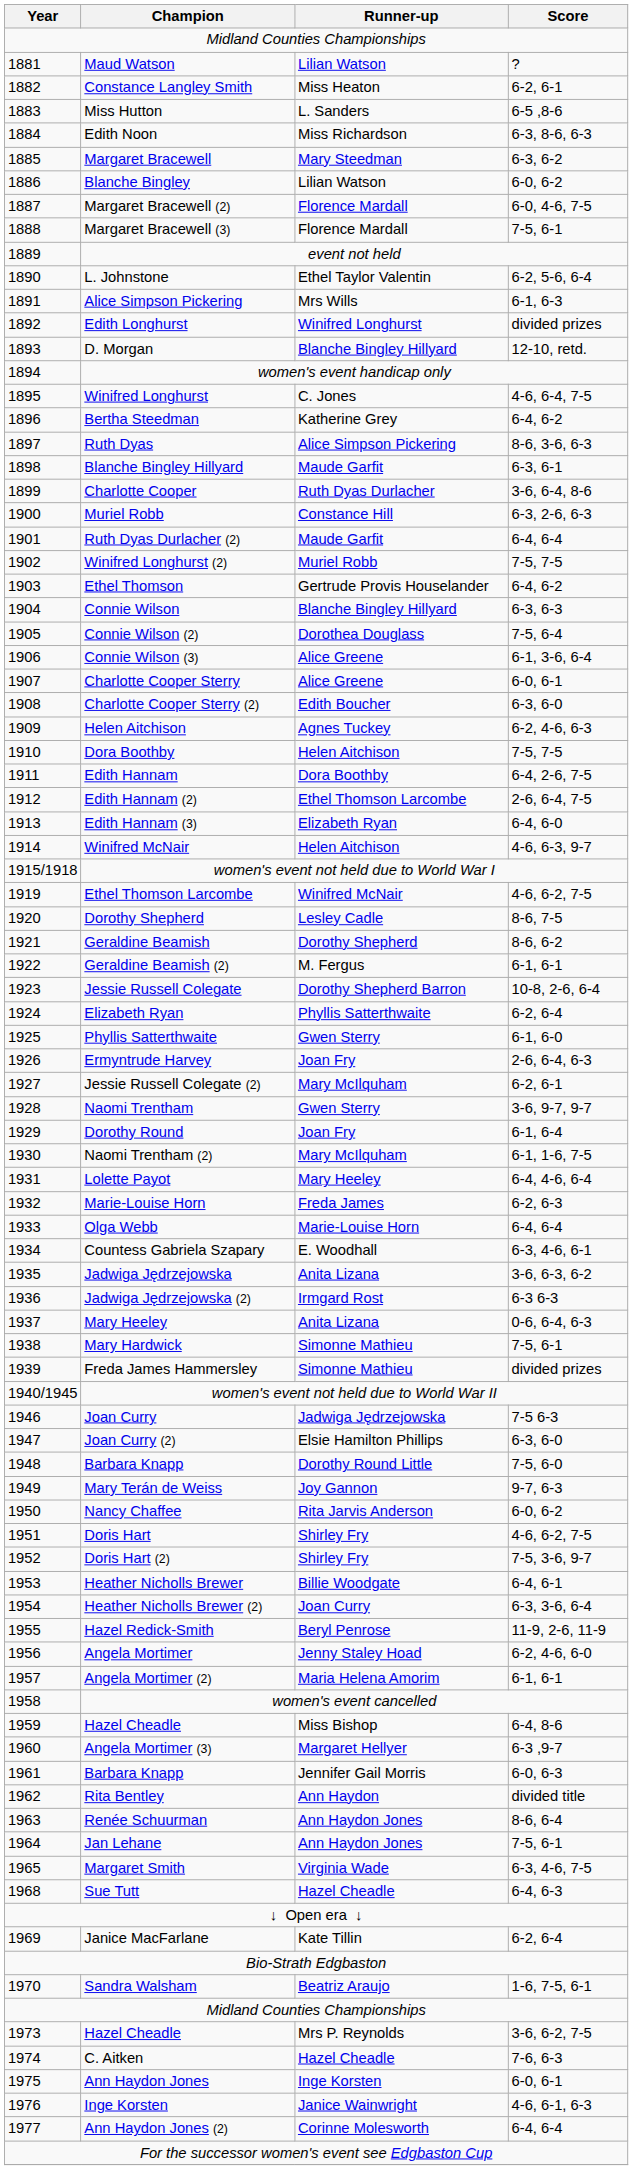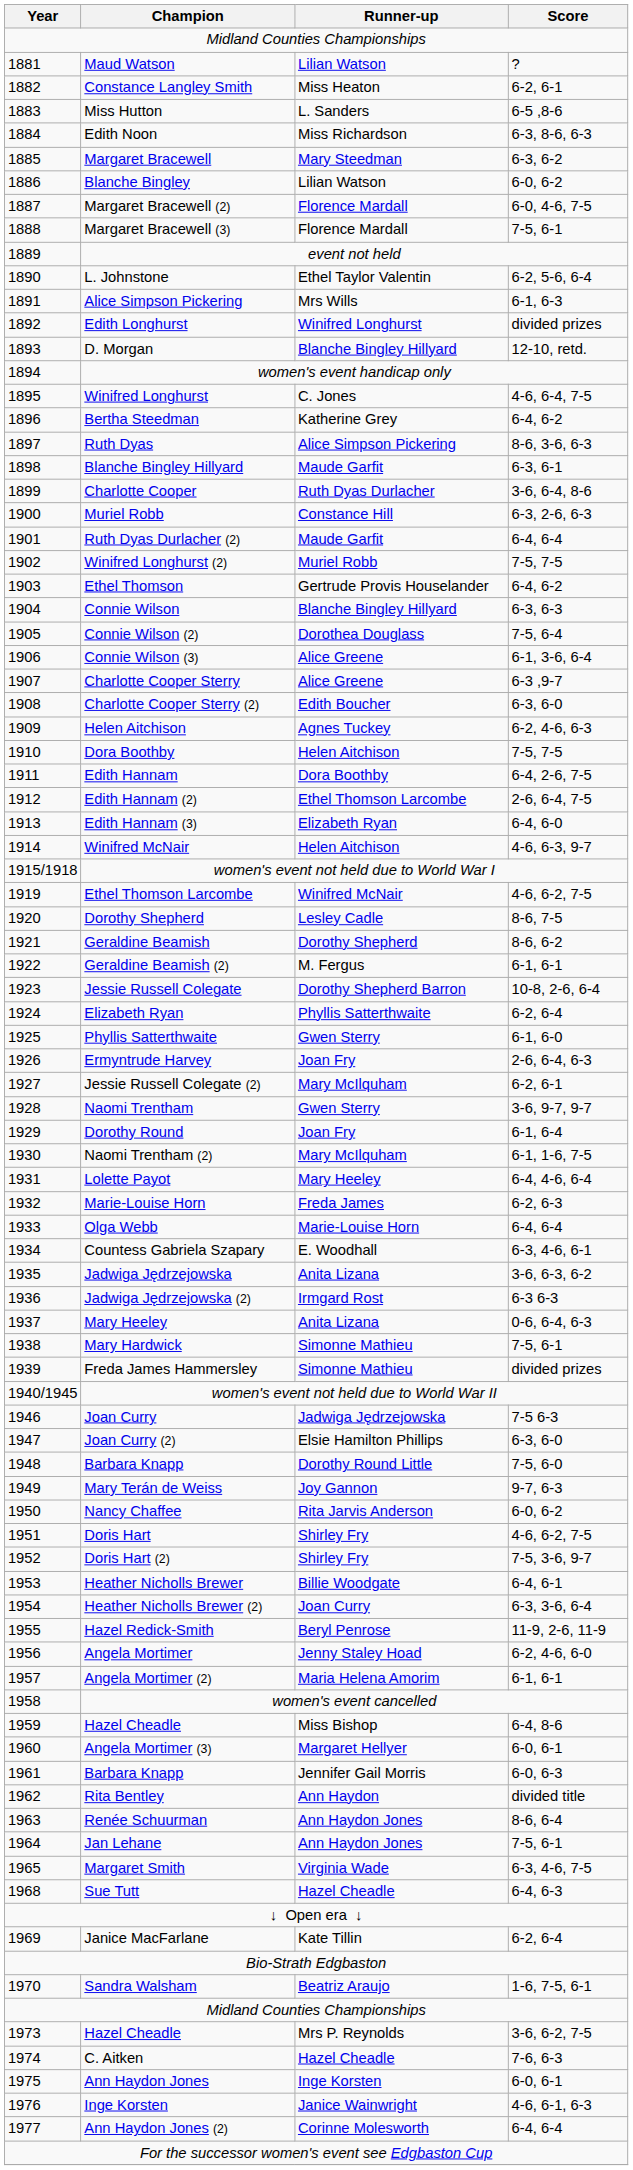(537, 680) 6-0, 6-1 -> (537, 680) 6-3 ,9-7
(537, 1748) 6-3 ,9-7 -> (537, 1748) 6-0, 6-1
